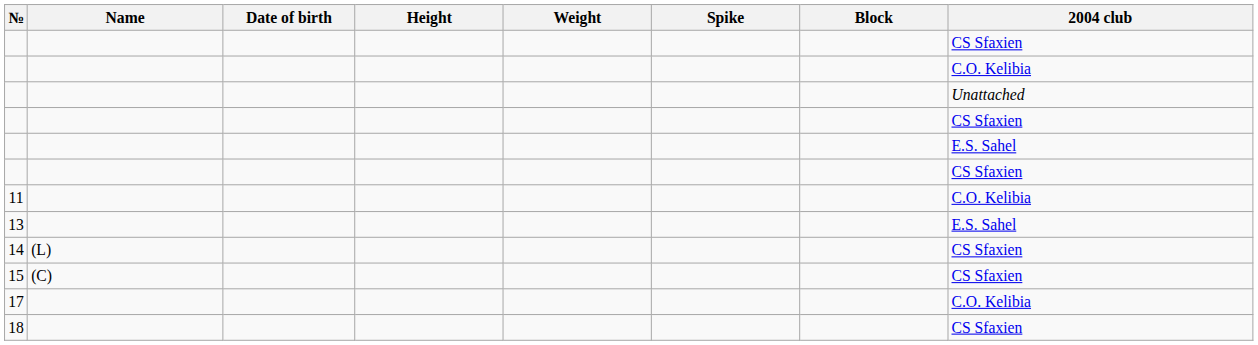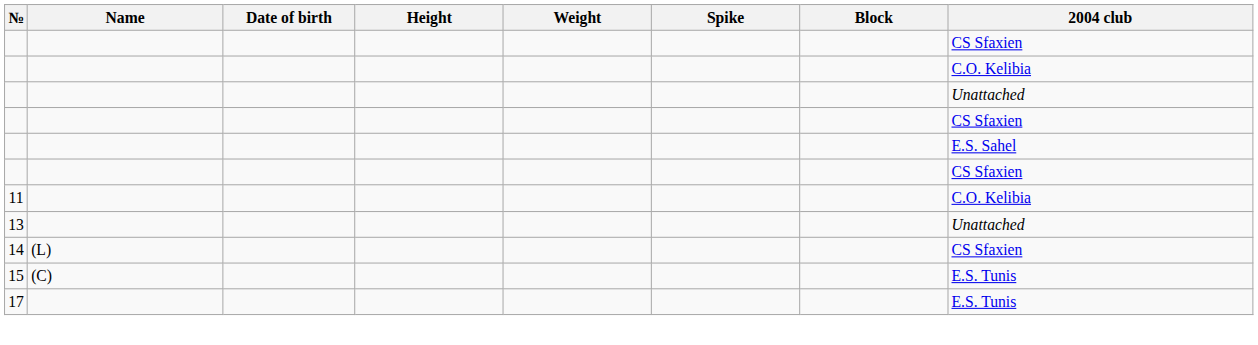(984, 224) E.S. Sahel -> (988, 224) Unattached
(987, 275) CS Sfaxien -> (984, 275) E.S. Tunis
(991, 301) C.O. Kelibia -> (984, 301) E.S. Tunis
- row: (16, 327)
